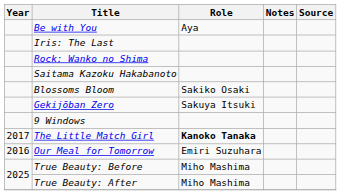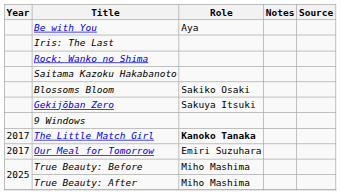(18, 151) 2016 -> (18, 151) 2017
